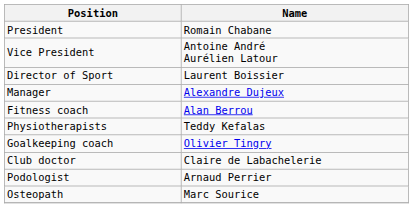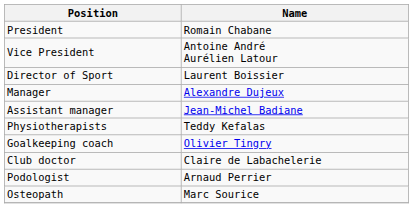+ row: (60, 110)
- row: (48, 110)
